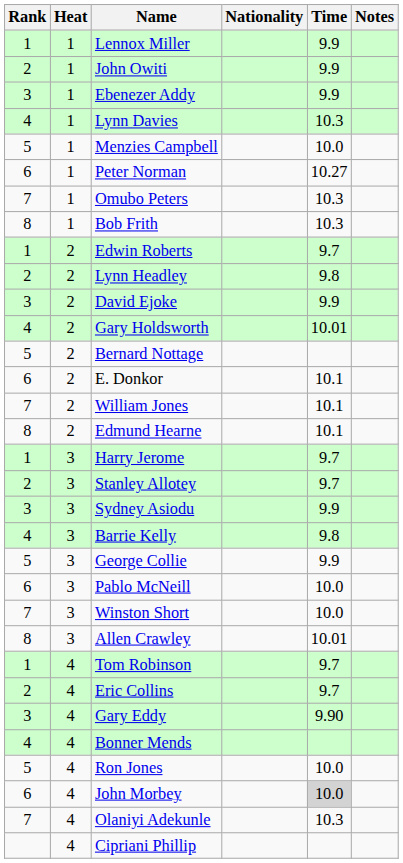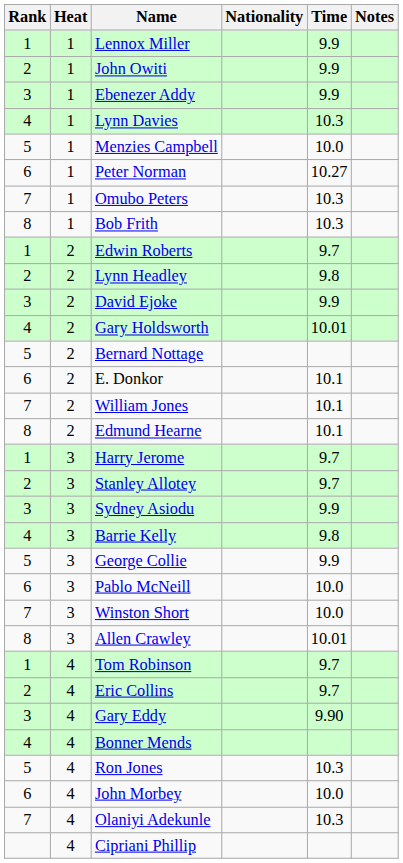(329, 768) 10.0 -> (329, 768) 10.3
(329, 793) lightgrey background -> (329, 793) no background
